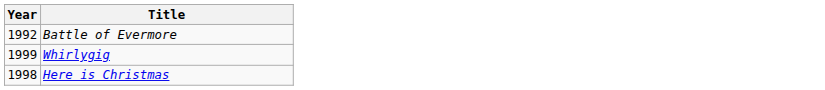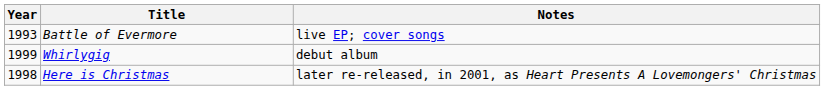+ column: (556, 15)
(22, 35) 1992 -> (22, 35) 1993
